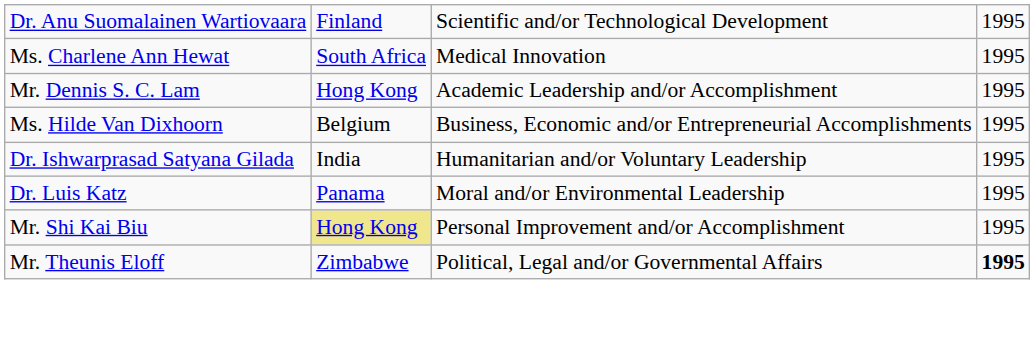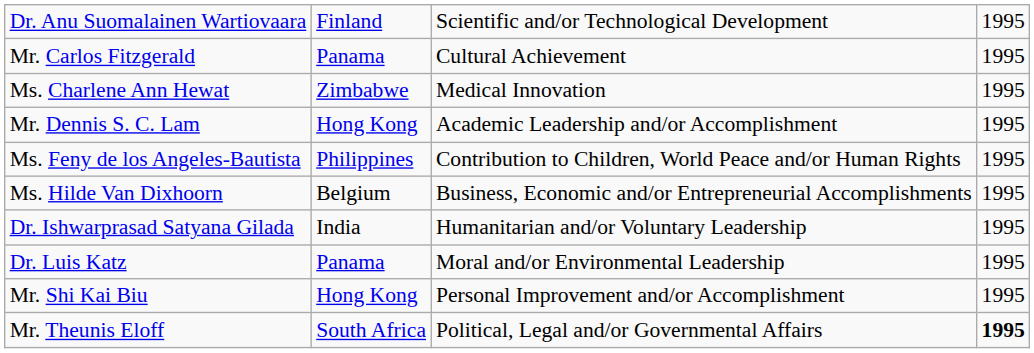+ row: (102, 55)
(371, 55) South Africa -> (362, 90) Zimbabwe
+ row: (155, 158)
(367, 227) khaki background -> (367, 295) no background
(362, 261) Zimbabwe -> (371, 329) South Africa
